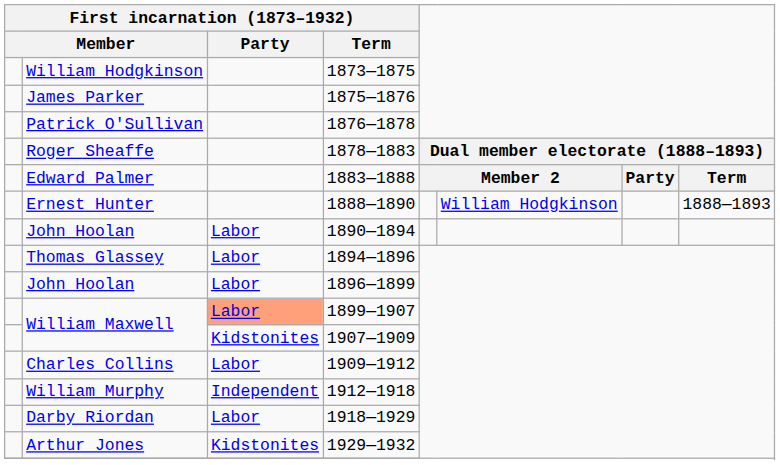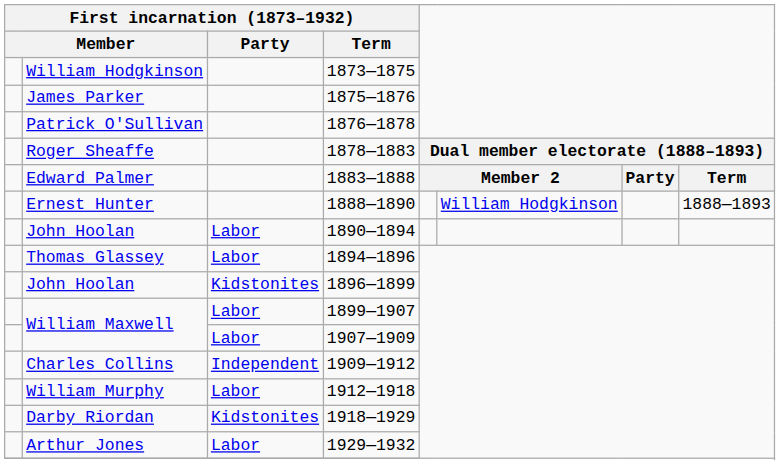(235, 285) Labor -> (265, 285) Kidstonites
(235, 312) lightsalmon background -> (235, 312) no background
(265, 338) Kidstonites -> (235, 338) Labor
(235, 365) Labor -> (265, 365) Independent
(265, 392) Independent -> (235, 392) Labor
(235, 418) Labor -> (265, 418) Kidstonites
(265, 445) Kidstonites -> (235, 445) Labor
